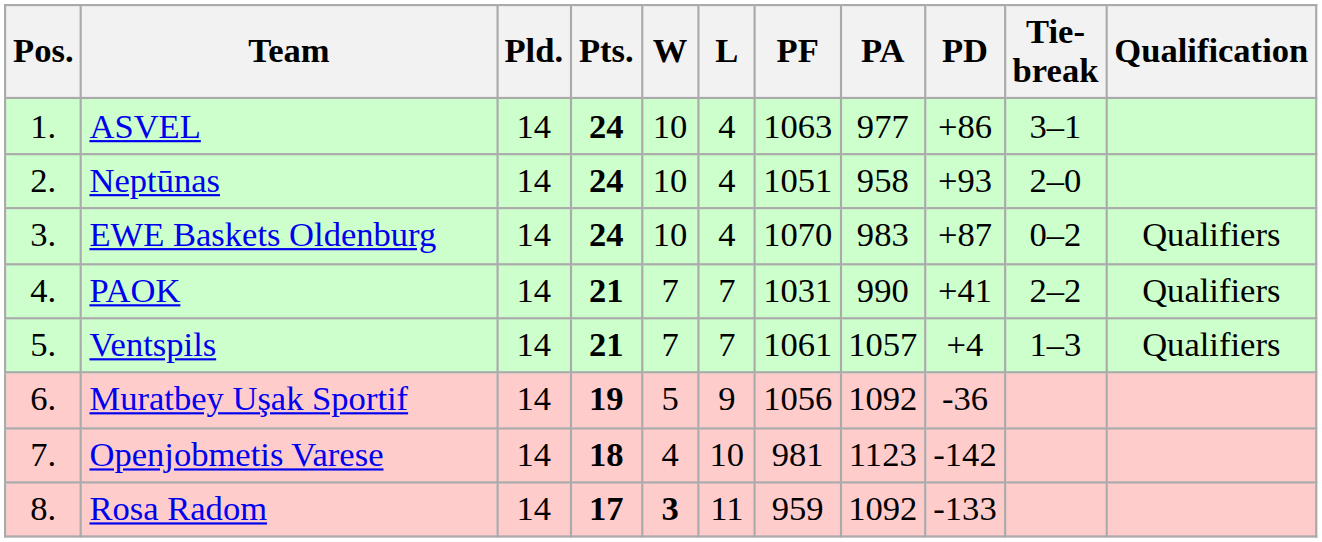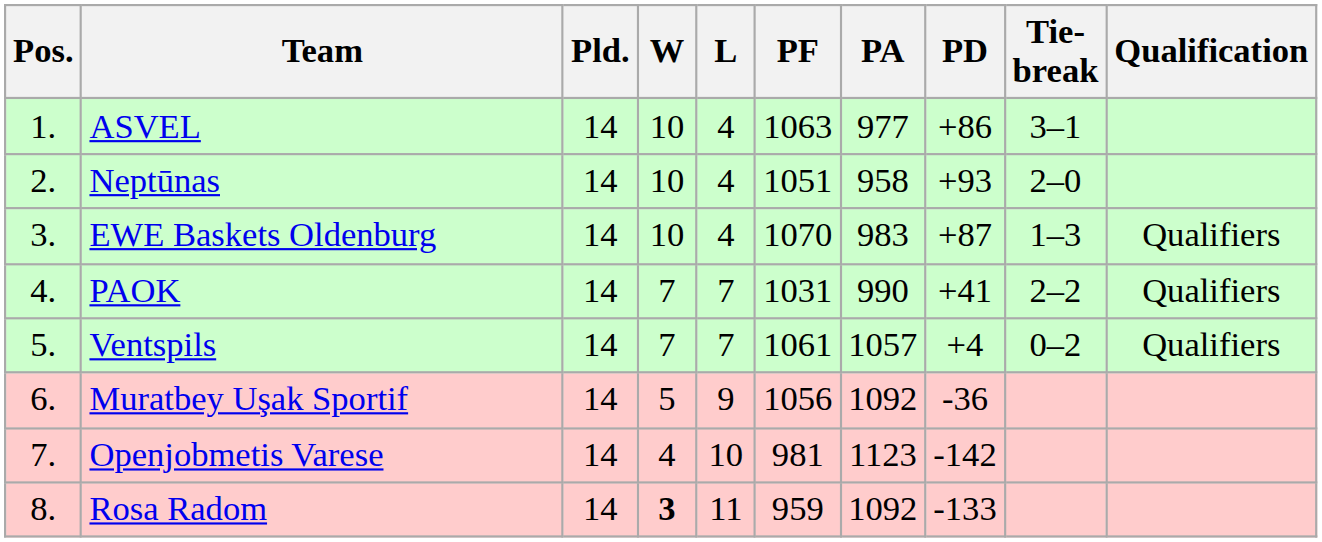- column: (606, 51)
(1055, 235) 0–2 -> (1055, 235) 1–3
(1055, 344) 1–3 -> (1055, 344) 0–2
